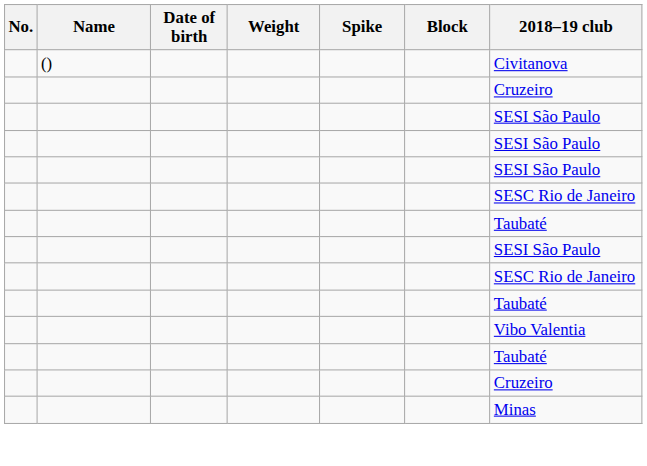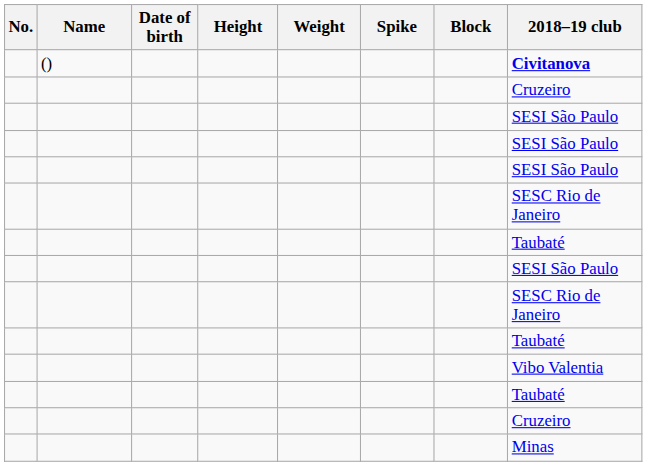+ column: (238, 27)
(531, 63) normal -> (551, 63) bold
